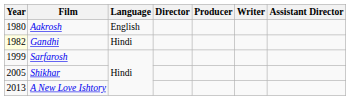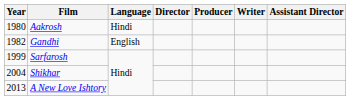(125, 27) English -> (121, 27) Hindi
(16, 42) lightyellow background -> (16, 42) no background
(121, 42) Hindi -> (125, 42) English
(16, 73) 2005 -> (16, 73) 2004
